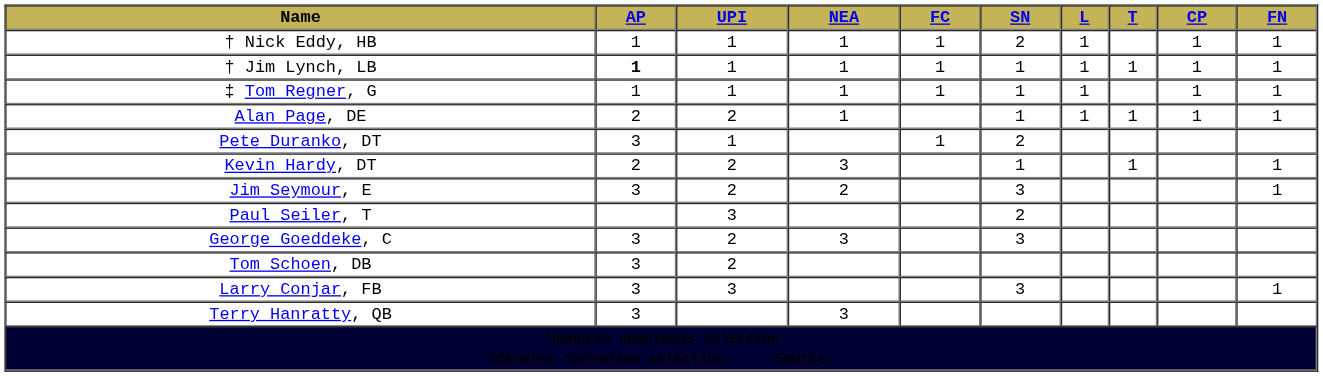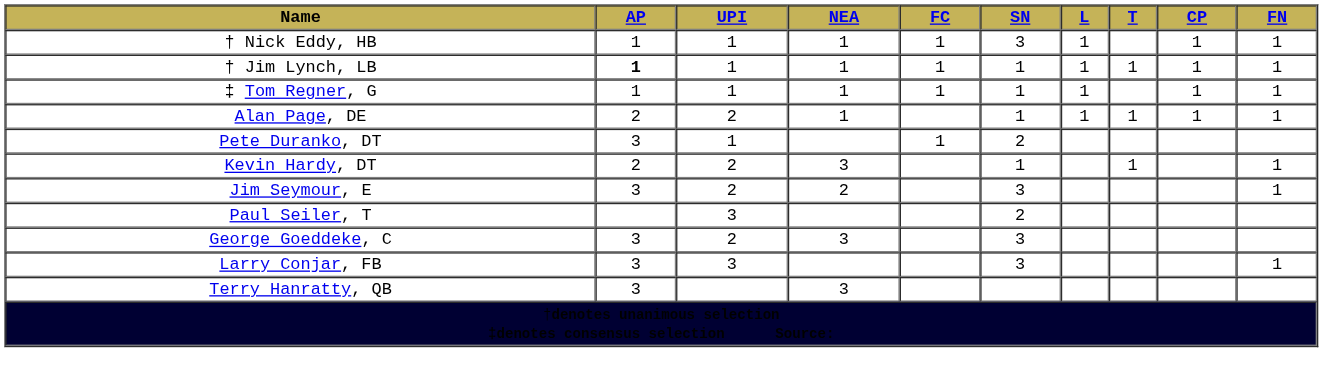(1020, 42) 2 -> (1020, 42) 3
- row: (301, 265)
